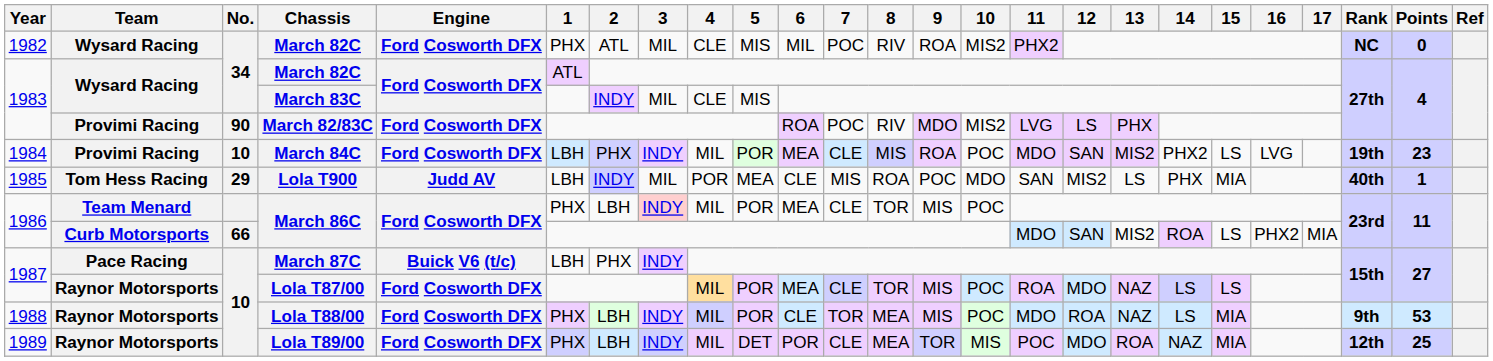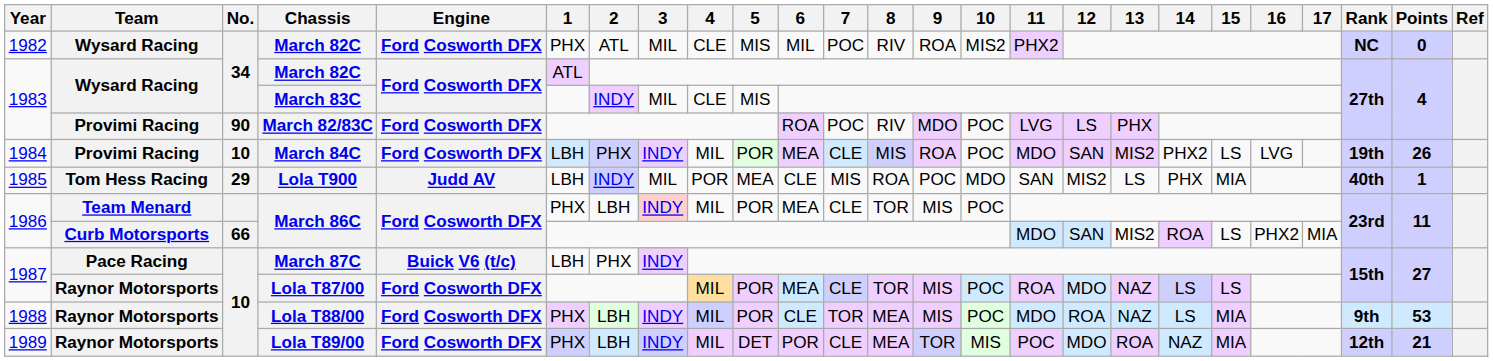(986, 126) MIS2 -> (986, 126) POC
(1422, 153) 23 -> (1422, 153) 26
(1422, 342) 25 -> (1422, 342) 21
